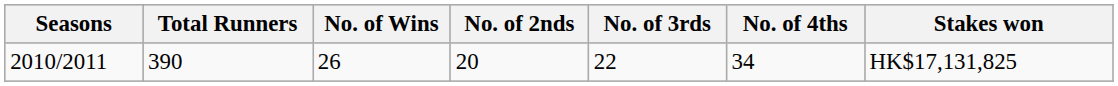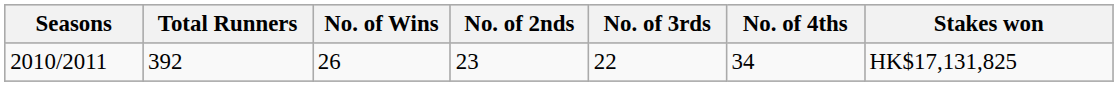(165, 61) 390 -> (165, 61) 392
(467, 61) 20 -> (467, 61) 23
